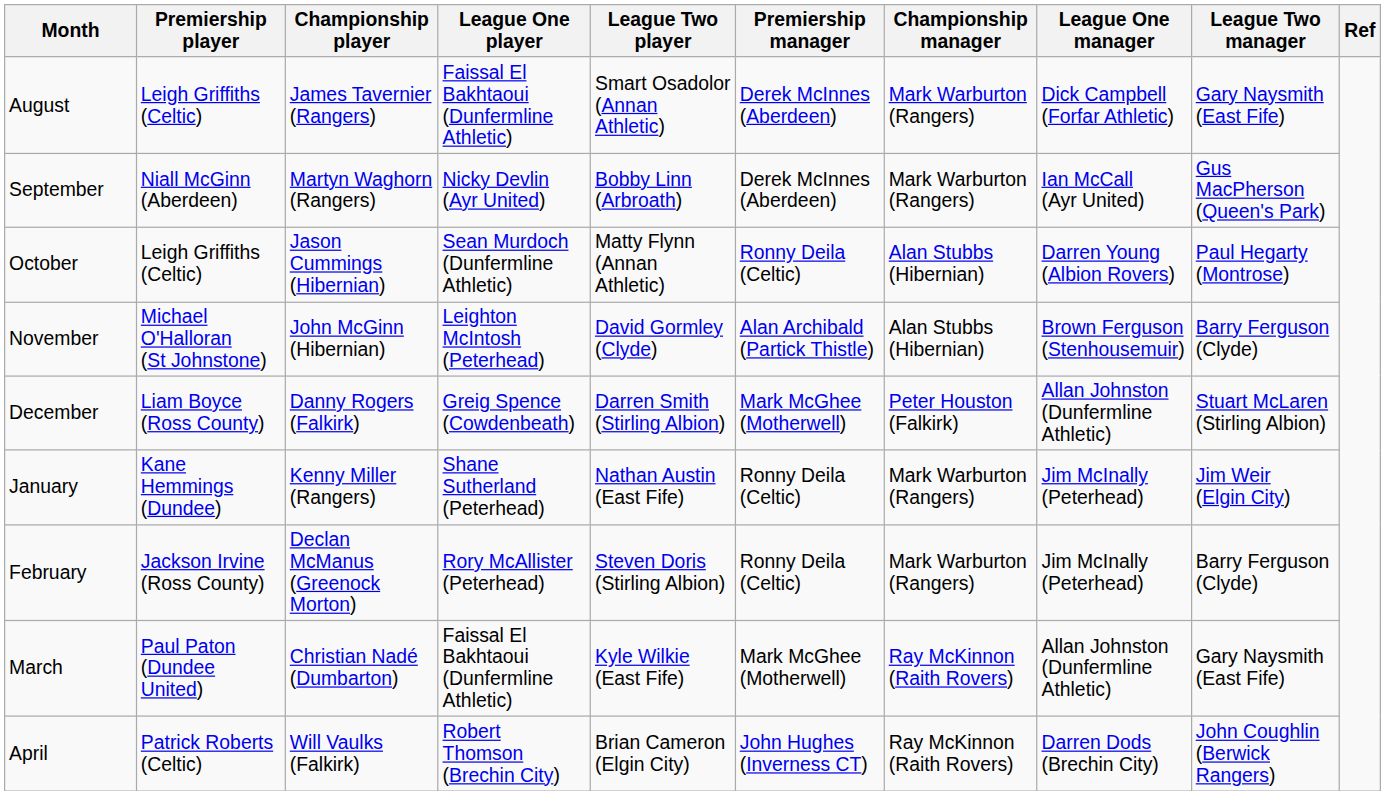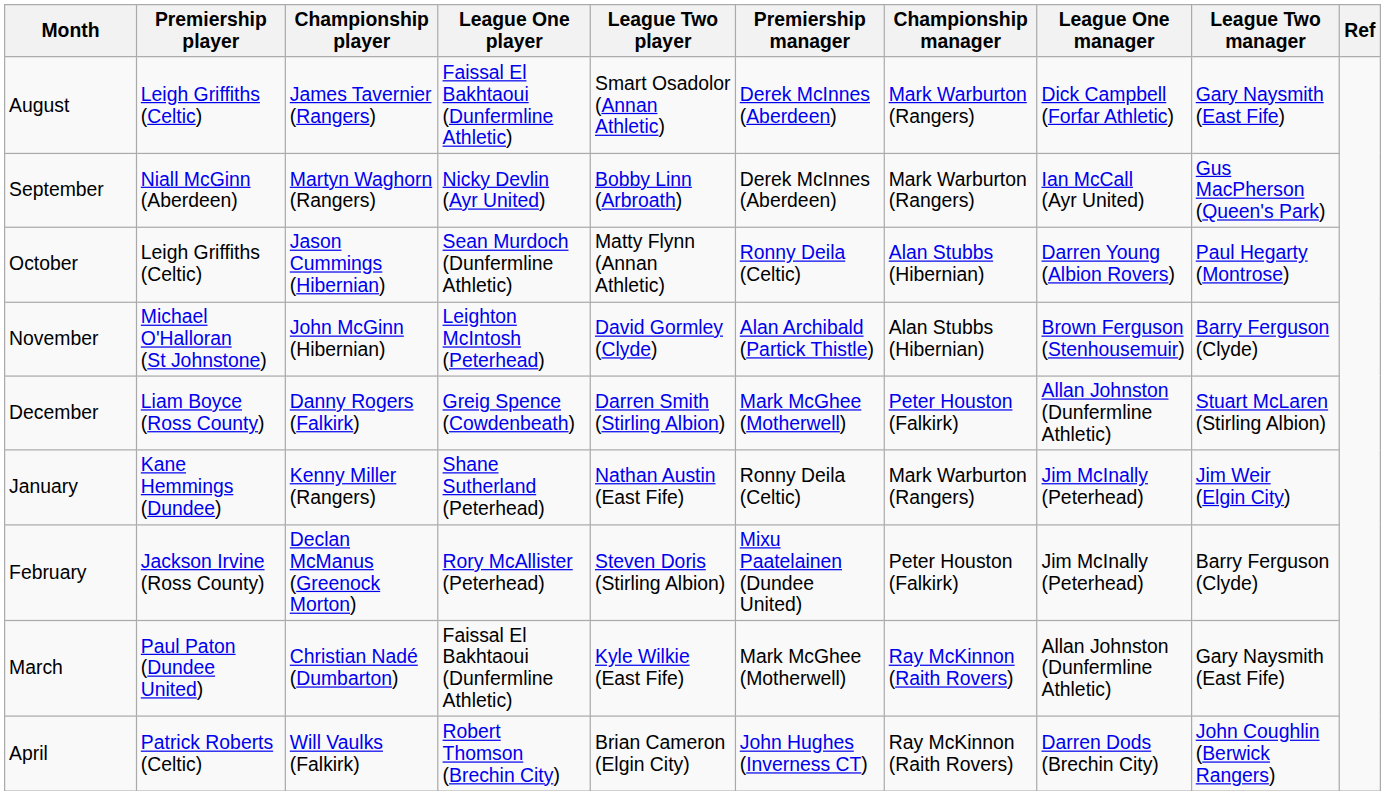(792, 572) Ronny Deila (Celtic) -> (791, 572) Mixu Paatelainen (Dundee United)
(958, 572) Mark Warburton (Rangers) -> (951, 572) Peter Houston (Falkirk)
